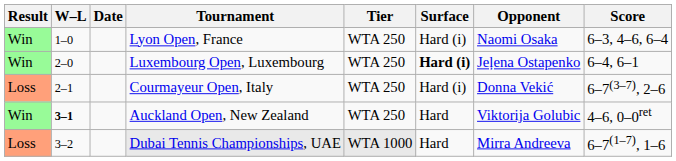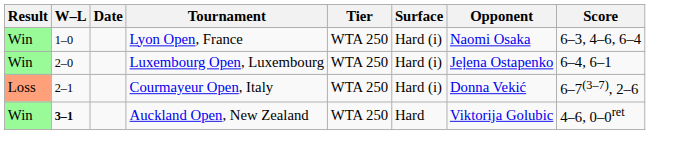(445, 62) bold -> (418, 62) normal
- row: (235, 142)
